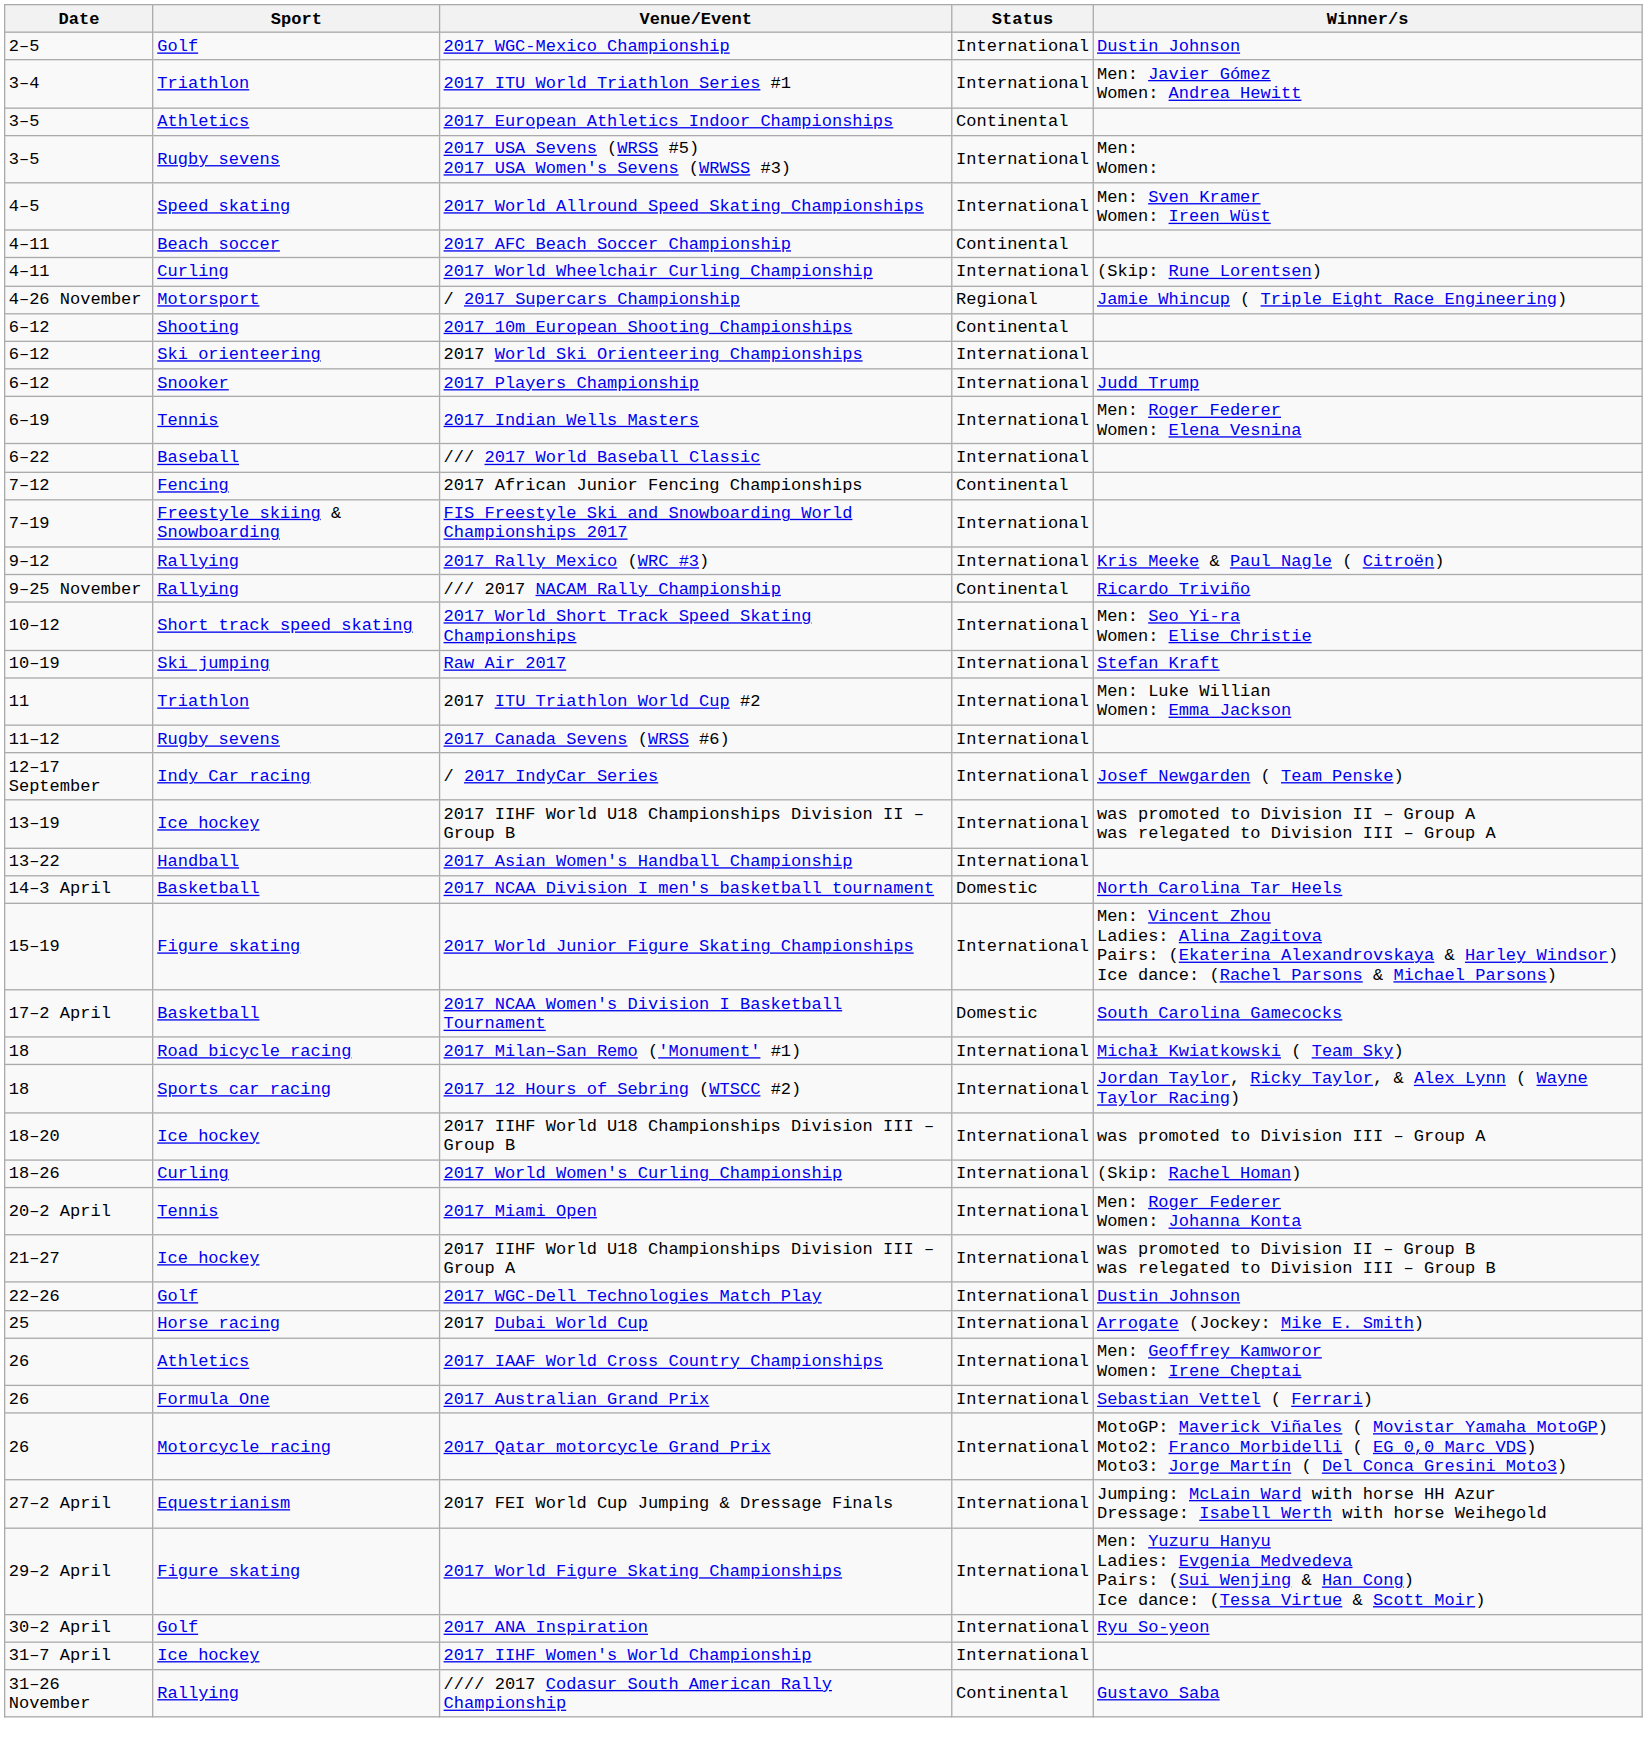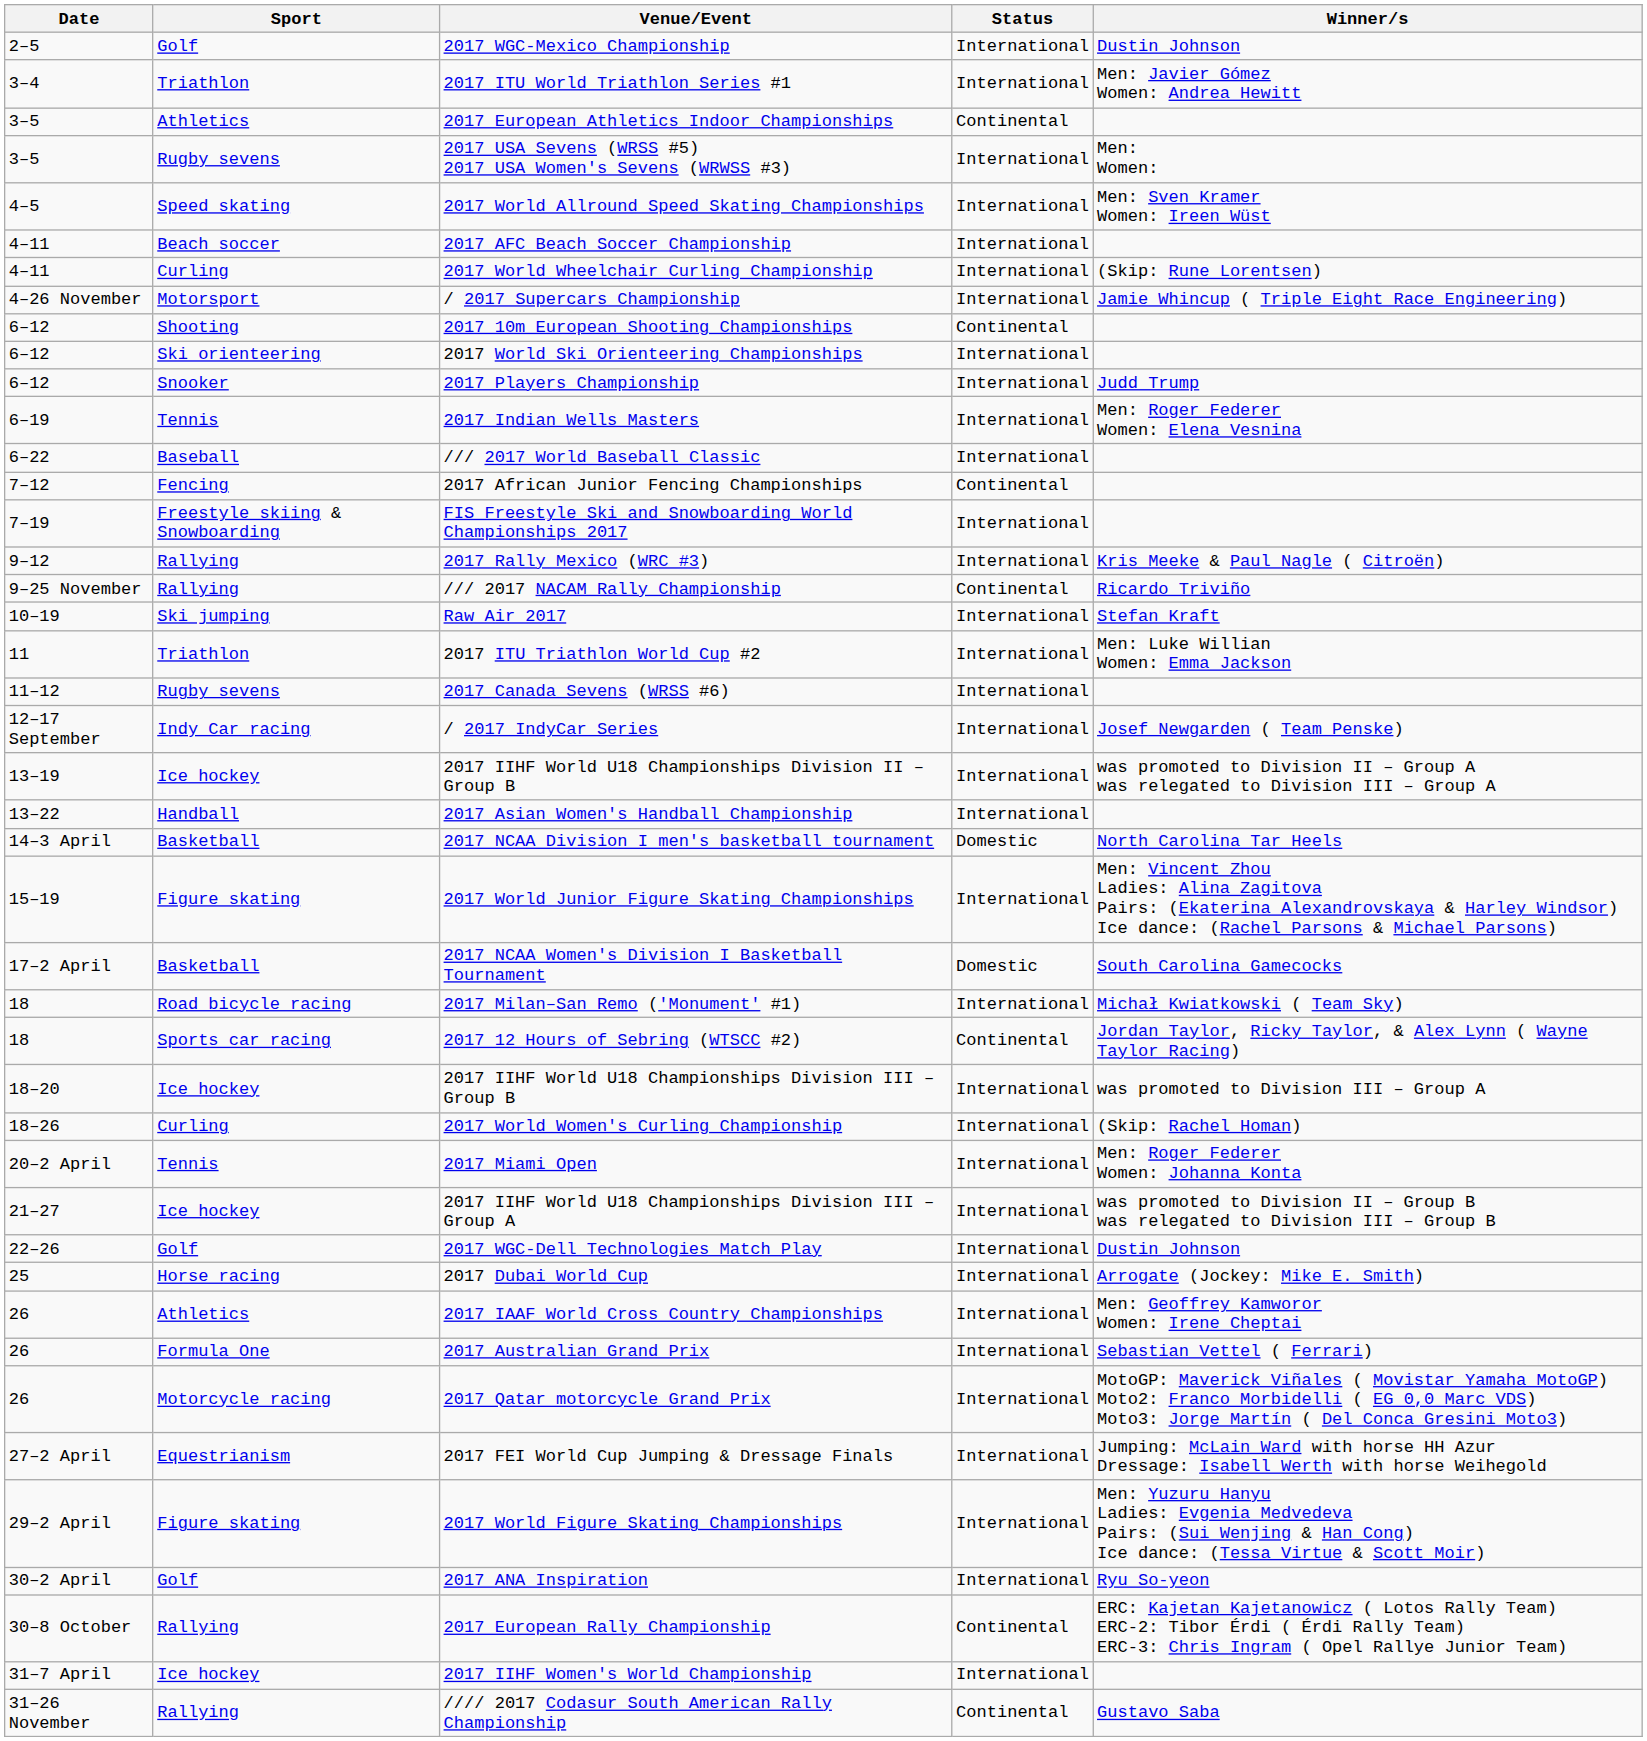(1012, 244) Continental -> (1022, 244) International
(997, 300) Regional -> (1022, 300) International
- row: (628, 626)
(1022, 1089) International -> (1012, 1041) Continental
+ row: (607, 1628)
